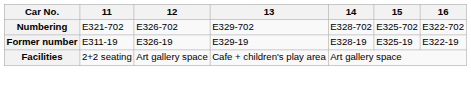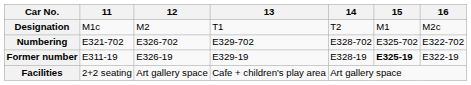+ row: (42, 27)
(394, 42) normal -> (394, 57) bold
